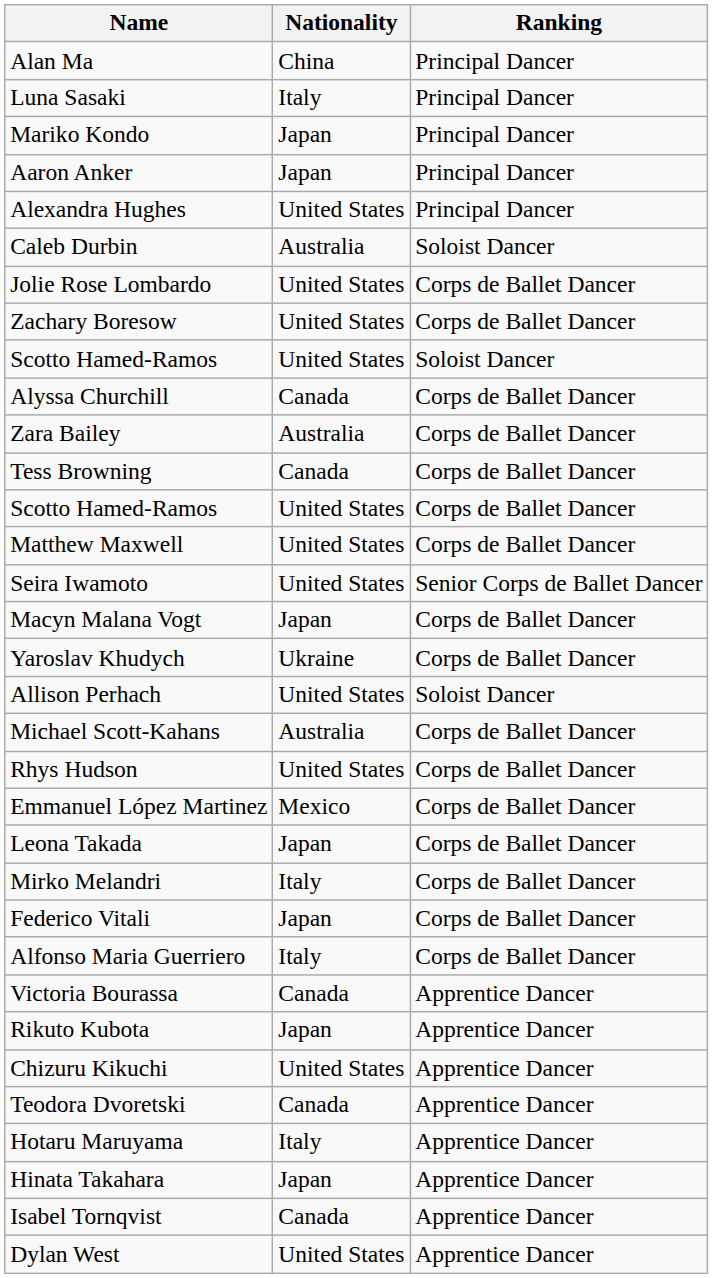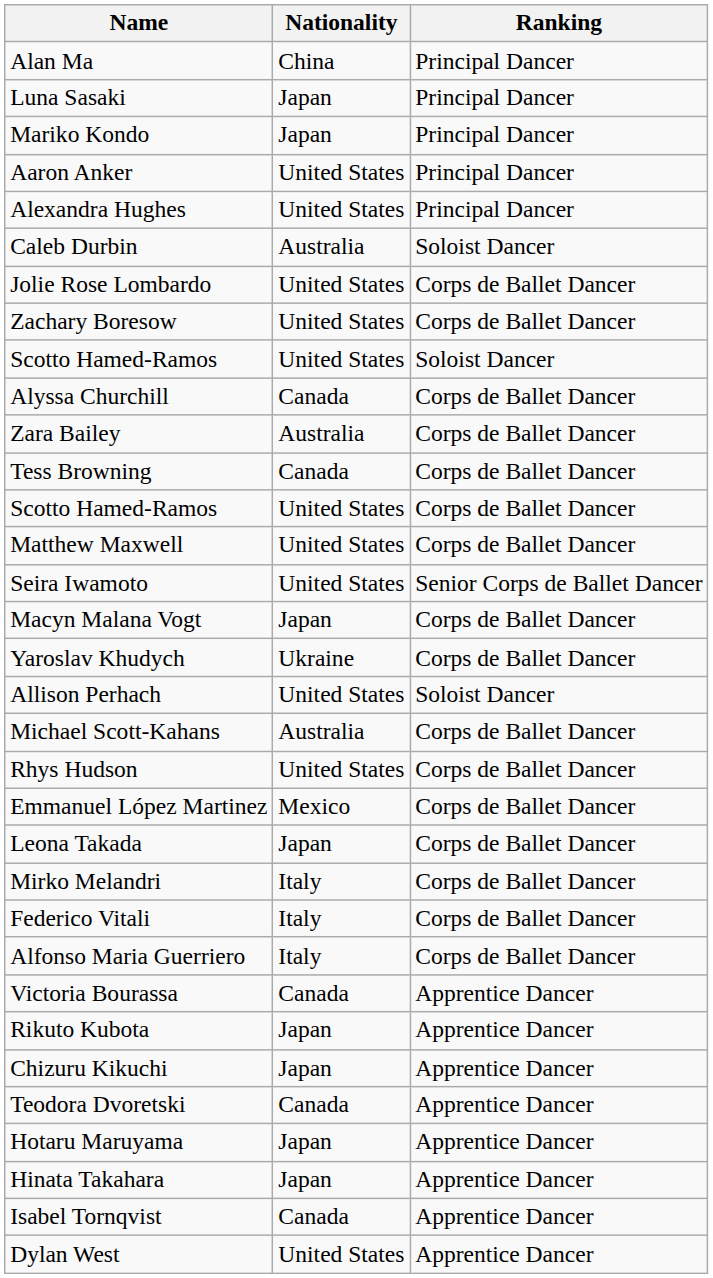(300, 97) Italy -> (305, 97) Japan
(305, 172) Japan -> (341, 172) United States
(305, 918) Japan -> (300, 918) Italy
(341, 1067) United States -> (305, 1067) Japan
(300, 1142) Italy -> (305, 1142) Japan
